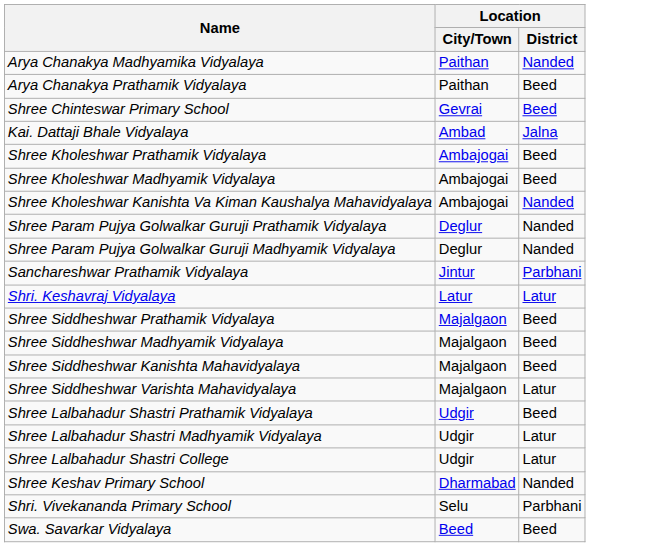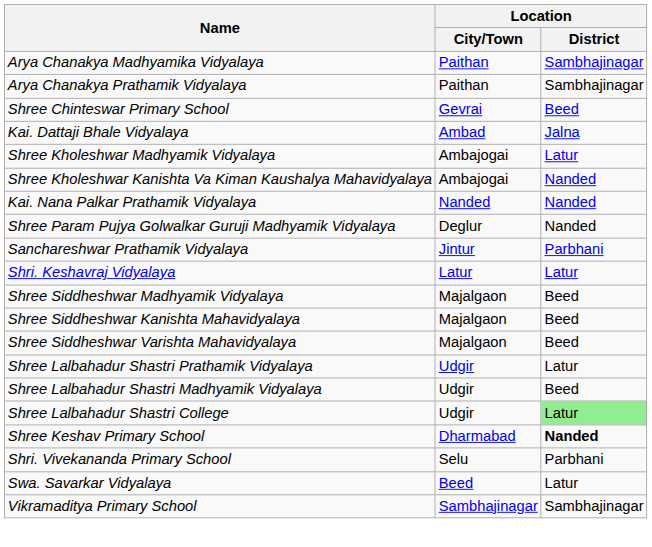(548, 62) Nanded -> (594, 62) Sambhajinagar
(540, 86) Beed -> (594, 86) Sambhajinagar
- row: (137, 156)
(540, 179) Beed -> (561, 156) Latur
+ row: (132, 202)
- row: (197, 226)
- row: (141, 319)
(539, 389) Latur -> (562, 343) Beed
(540, 413) Beed -> (561, 366) Latur
(539, 436) Latur -> (562, 389) Beed
(539, 459) no background -> (561, 413) lightgreen background
(548, 483) normal -> (572, 436) bold
(540, 529) Beed -> (561, 483) Latur
+ row: (102, 506)
